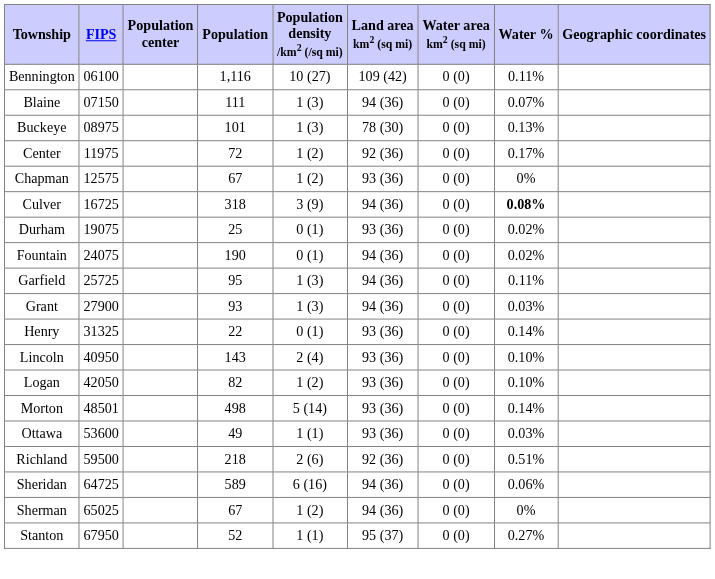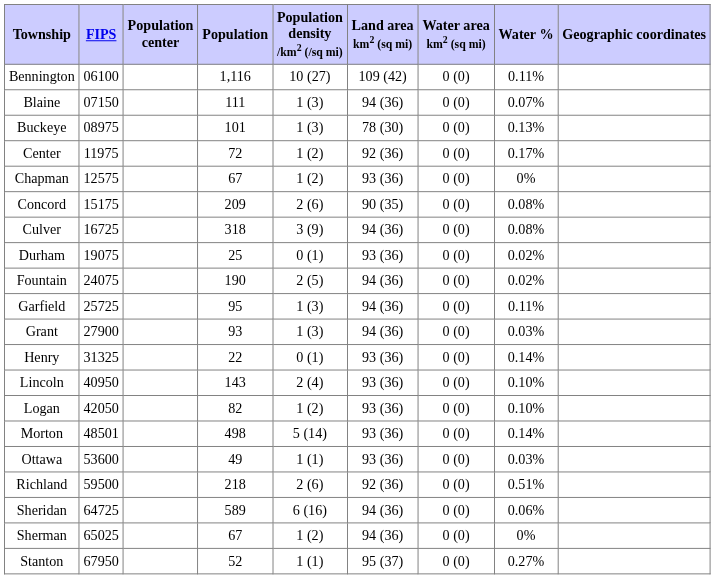+ row: (42, 204)
(526, 204) bold -> (526, 229) normal
(310, 255) 0 (1) -> (310, 280) 2 (5)
